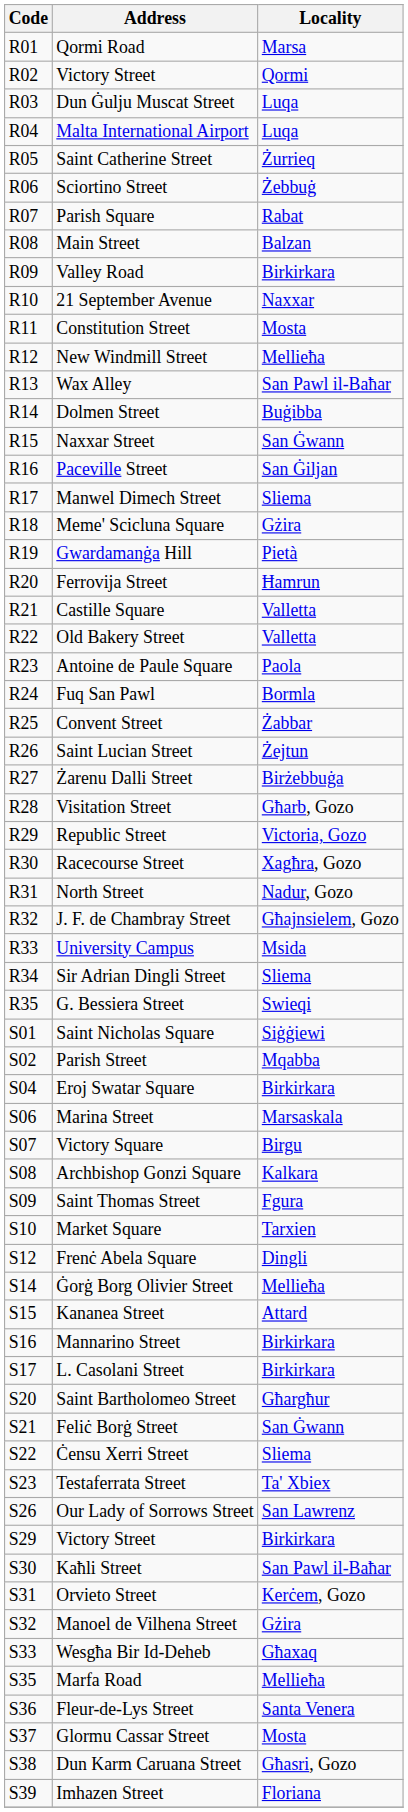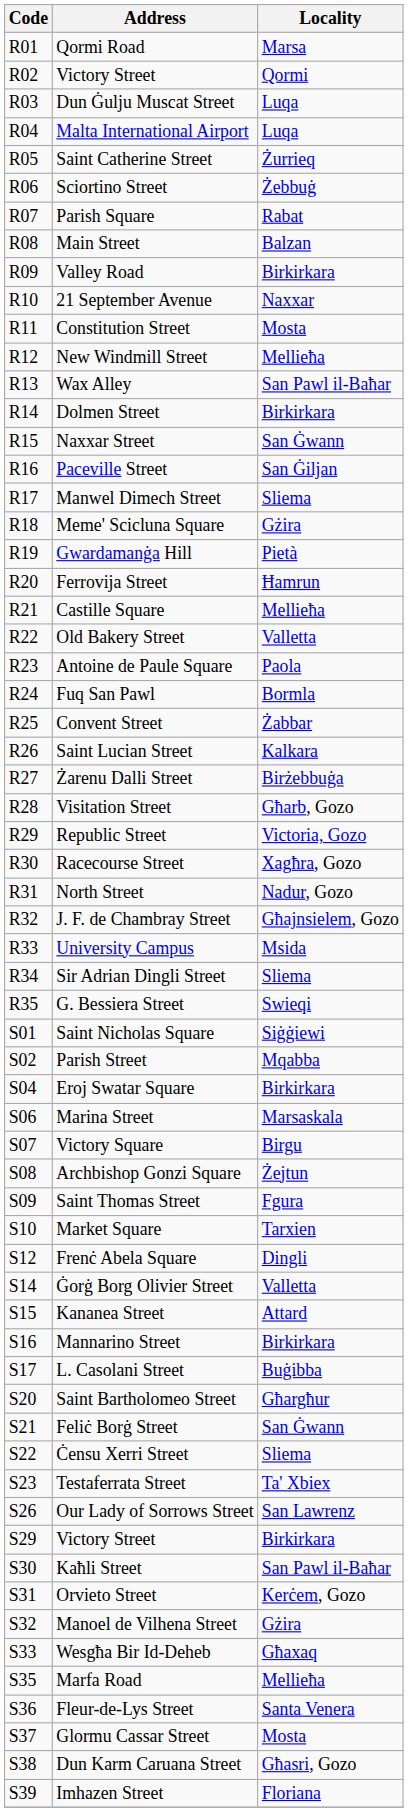(292, 412) Buġibba -> (298, 412) Birkirkara
(289, 610) Valletta -> (293, 610) Mellieħa
(285, 750) Żejtun -> (290, 750) Kalkara
(290, 1173) Kalkara -> (285, 1173) Żejtun
(293, 1286) Mellieħa -> (289, 1286) Valletta
(298, 1370) Birkirkara -> (292, 1370) Buġibba
